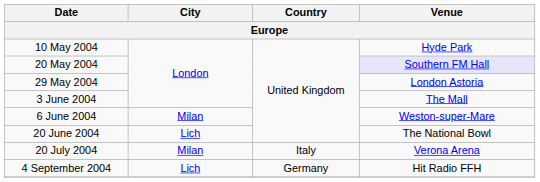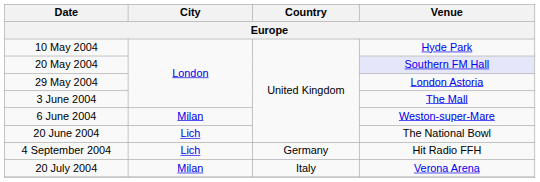rows swapped: (66, 151) <-> (66, 168)
